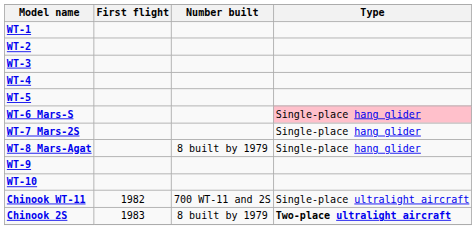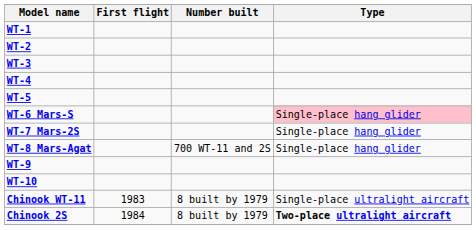(222, 148) 8 built by 1979 -> (222, 148) 700 WT-11 and 2S
(133, 199) 1982 -> (133, 199) 1983
(222, 199) 700 WT-11 and 2S -> (222, 199) 8 built by 1979
(133, 215) 1983 -> (133, 215) 1984
